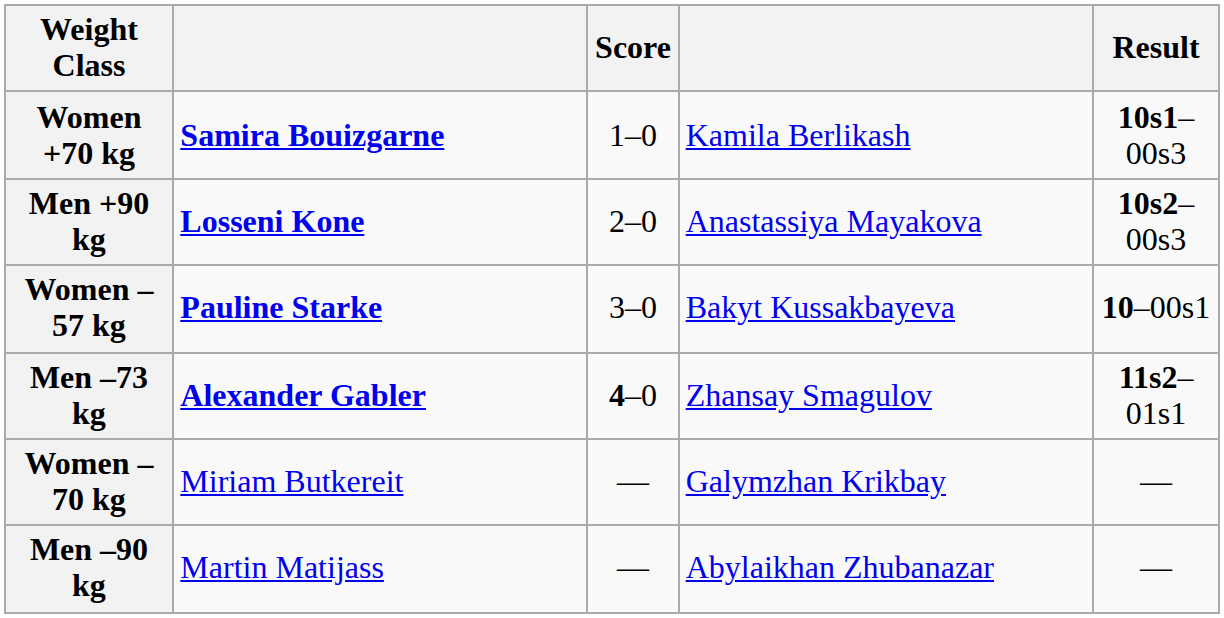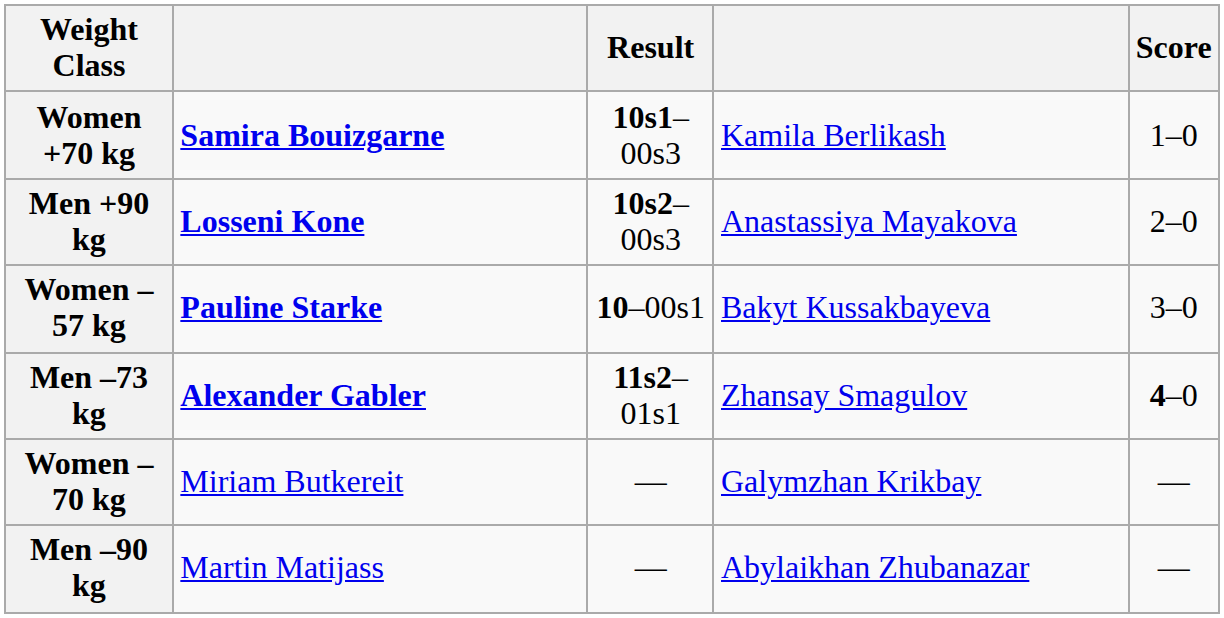columns swapped: (1156, 47) <-> (633, 47)
